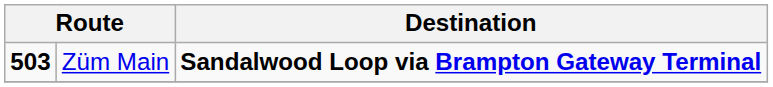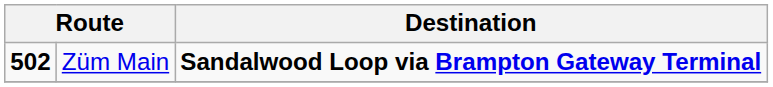(30, 61) 503 -> (30, 61) 502
